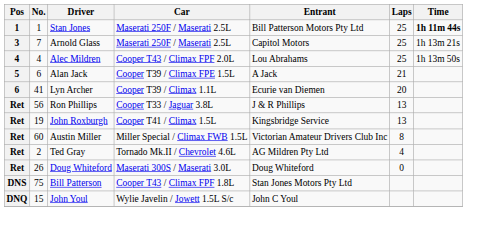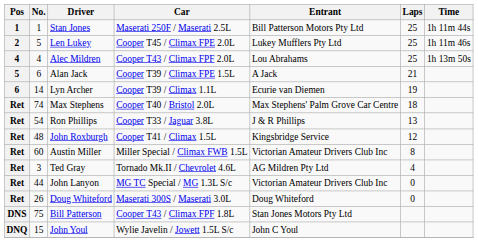(438, 27) bold -> (449, 27) normal
+ row: (71, 43)
- row: (75, 43)
(39, 90) 41 -> (39, 90) 14
(402, 90) 20 -> (413, 90) 19
+ row: (77, 105)
(39, 105) 56 -> (39, 121) 54
(39, 121) 19 -> (39, 136) 48
(402, 121) 13 -> (413, 136) 12
(39, 152) 2 -> (39, 167) 3
+ row: (75, 183)
